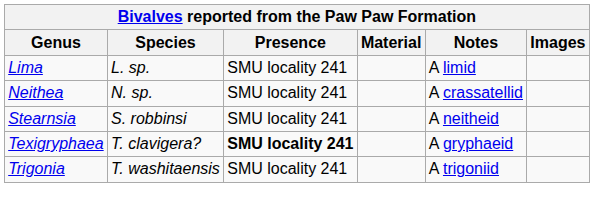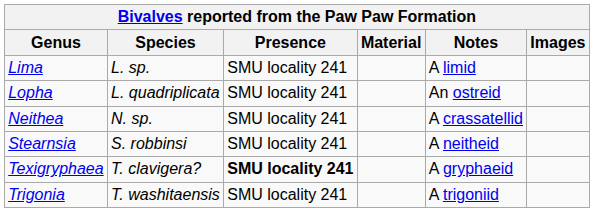+ row: (30, 93)
